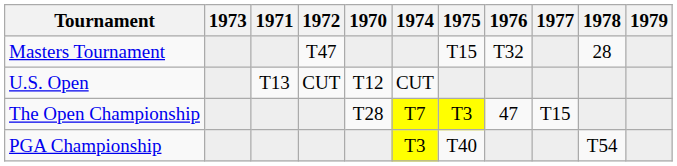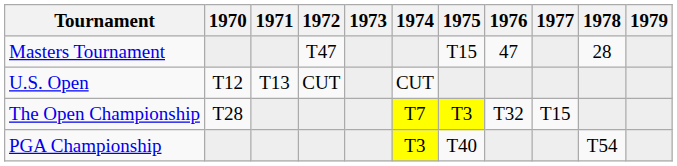columns swapped: (368, 20) <-> (228, 20)
(509, 51) T32 -> (509, 51) 47
(509, 114) 47 -> (509, 114) T32
